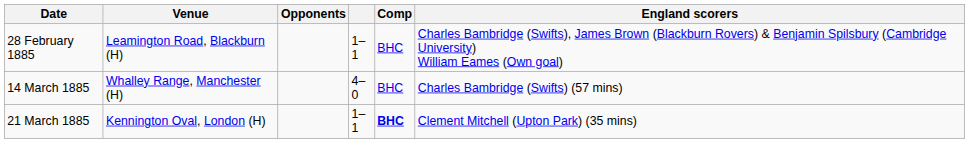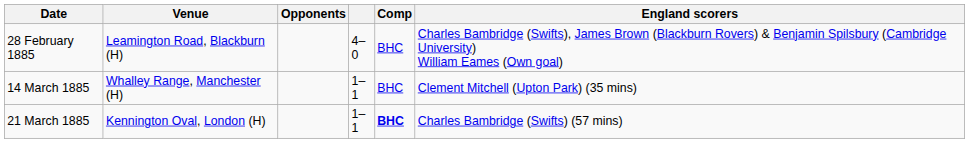(358, 47) 1–1 -> (358, 47) 4–0
(358, 87) 4–0 -> (358, 87) 1–1
(520, 87) Charles Bambridge (Swifts) (57 mins) -> (527, 87) Clement Mitchell (Upton Park) (35 mins)
(527, 121) Clement Mitchell (Upton Park) (35 mins) -> (520, 121) Charles Bambridge (Swifts) (57 mins)
